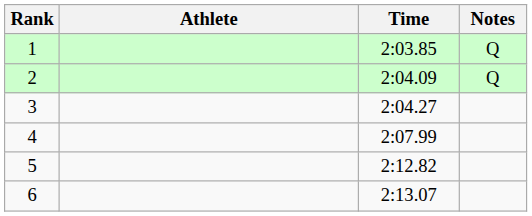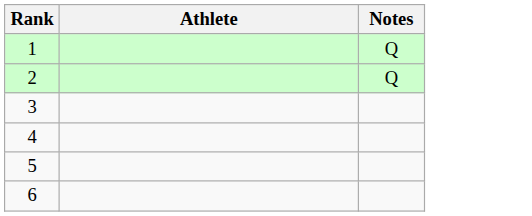- column: (409, 19)
